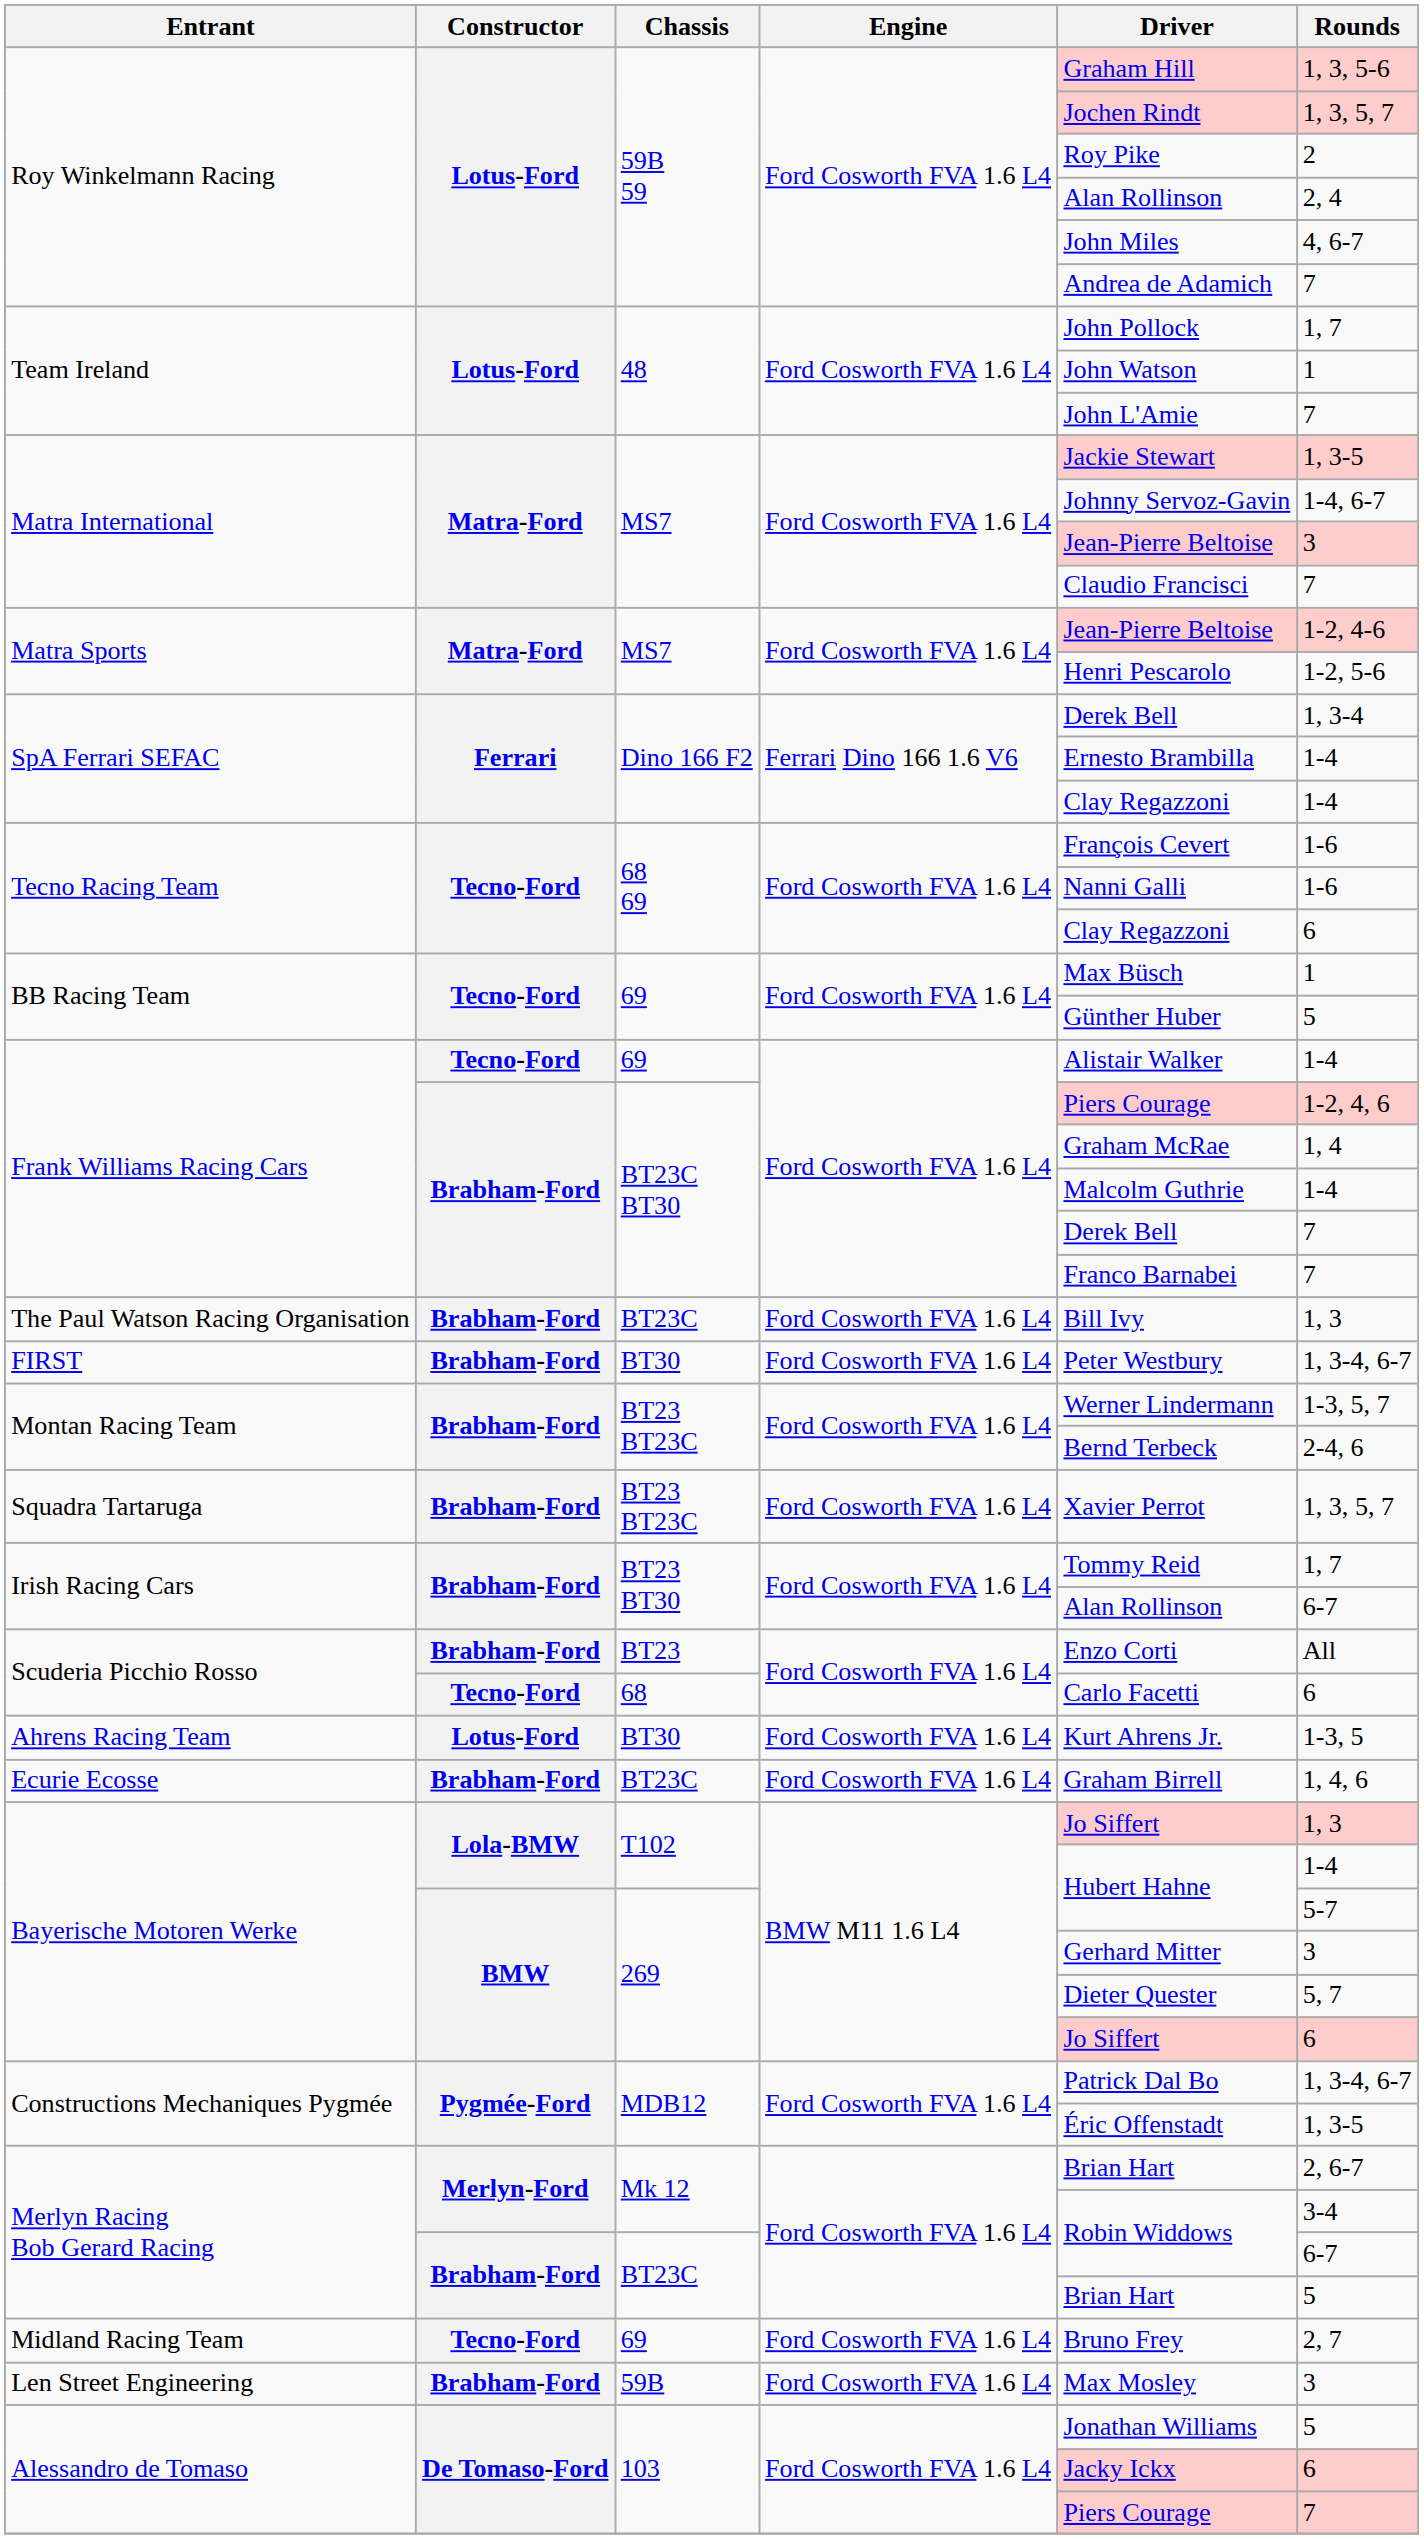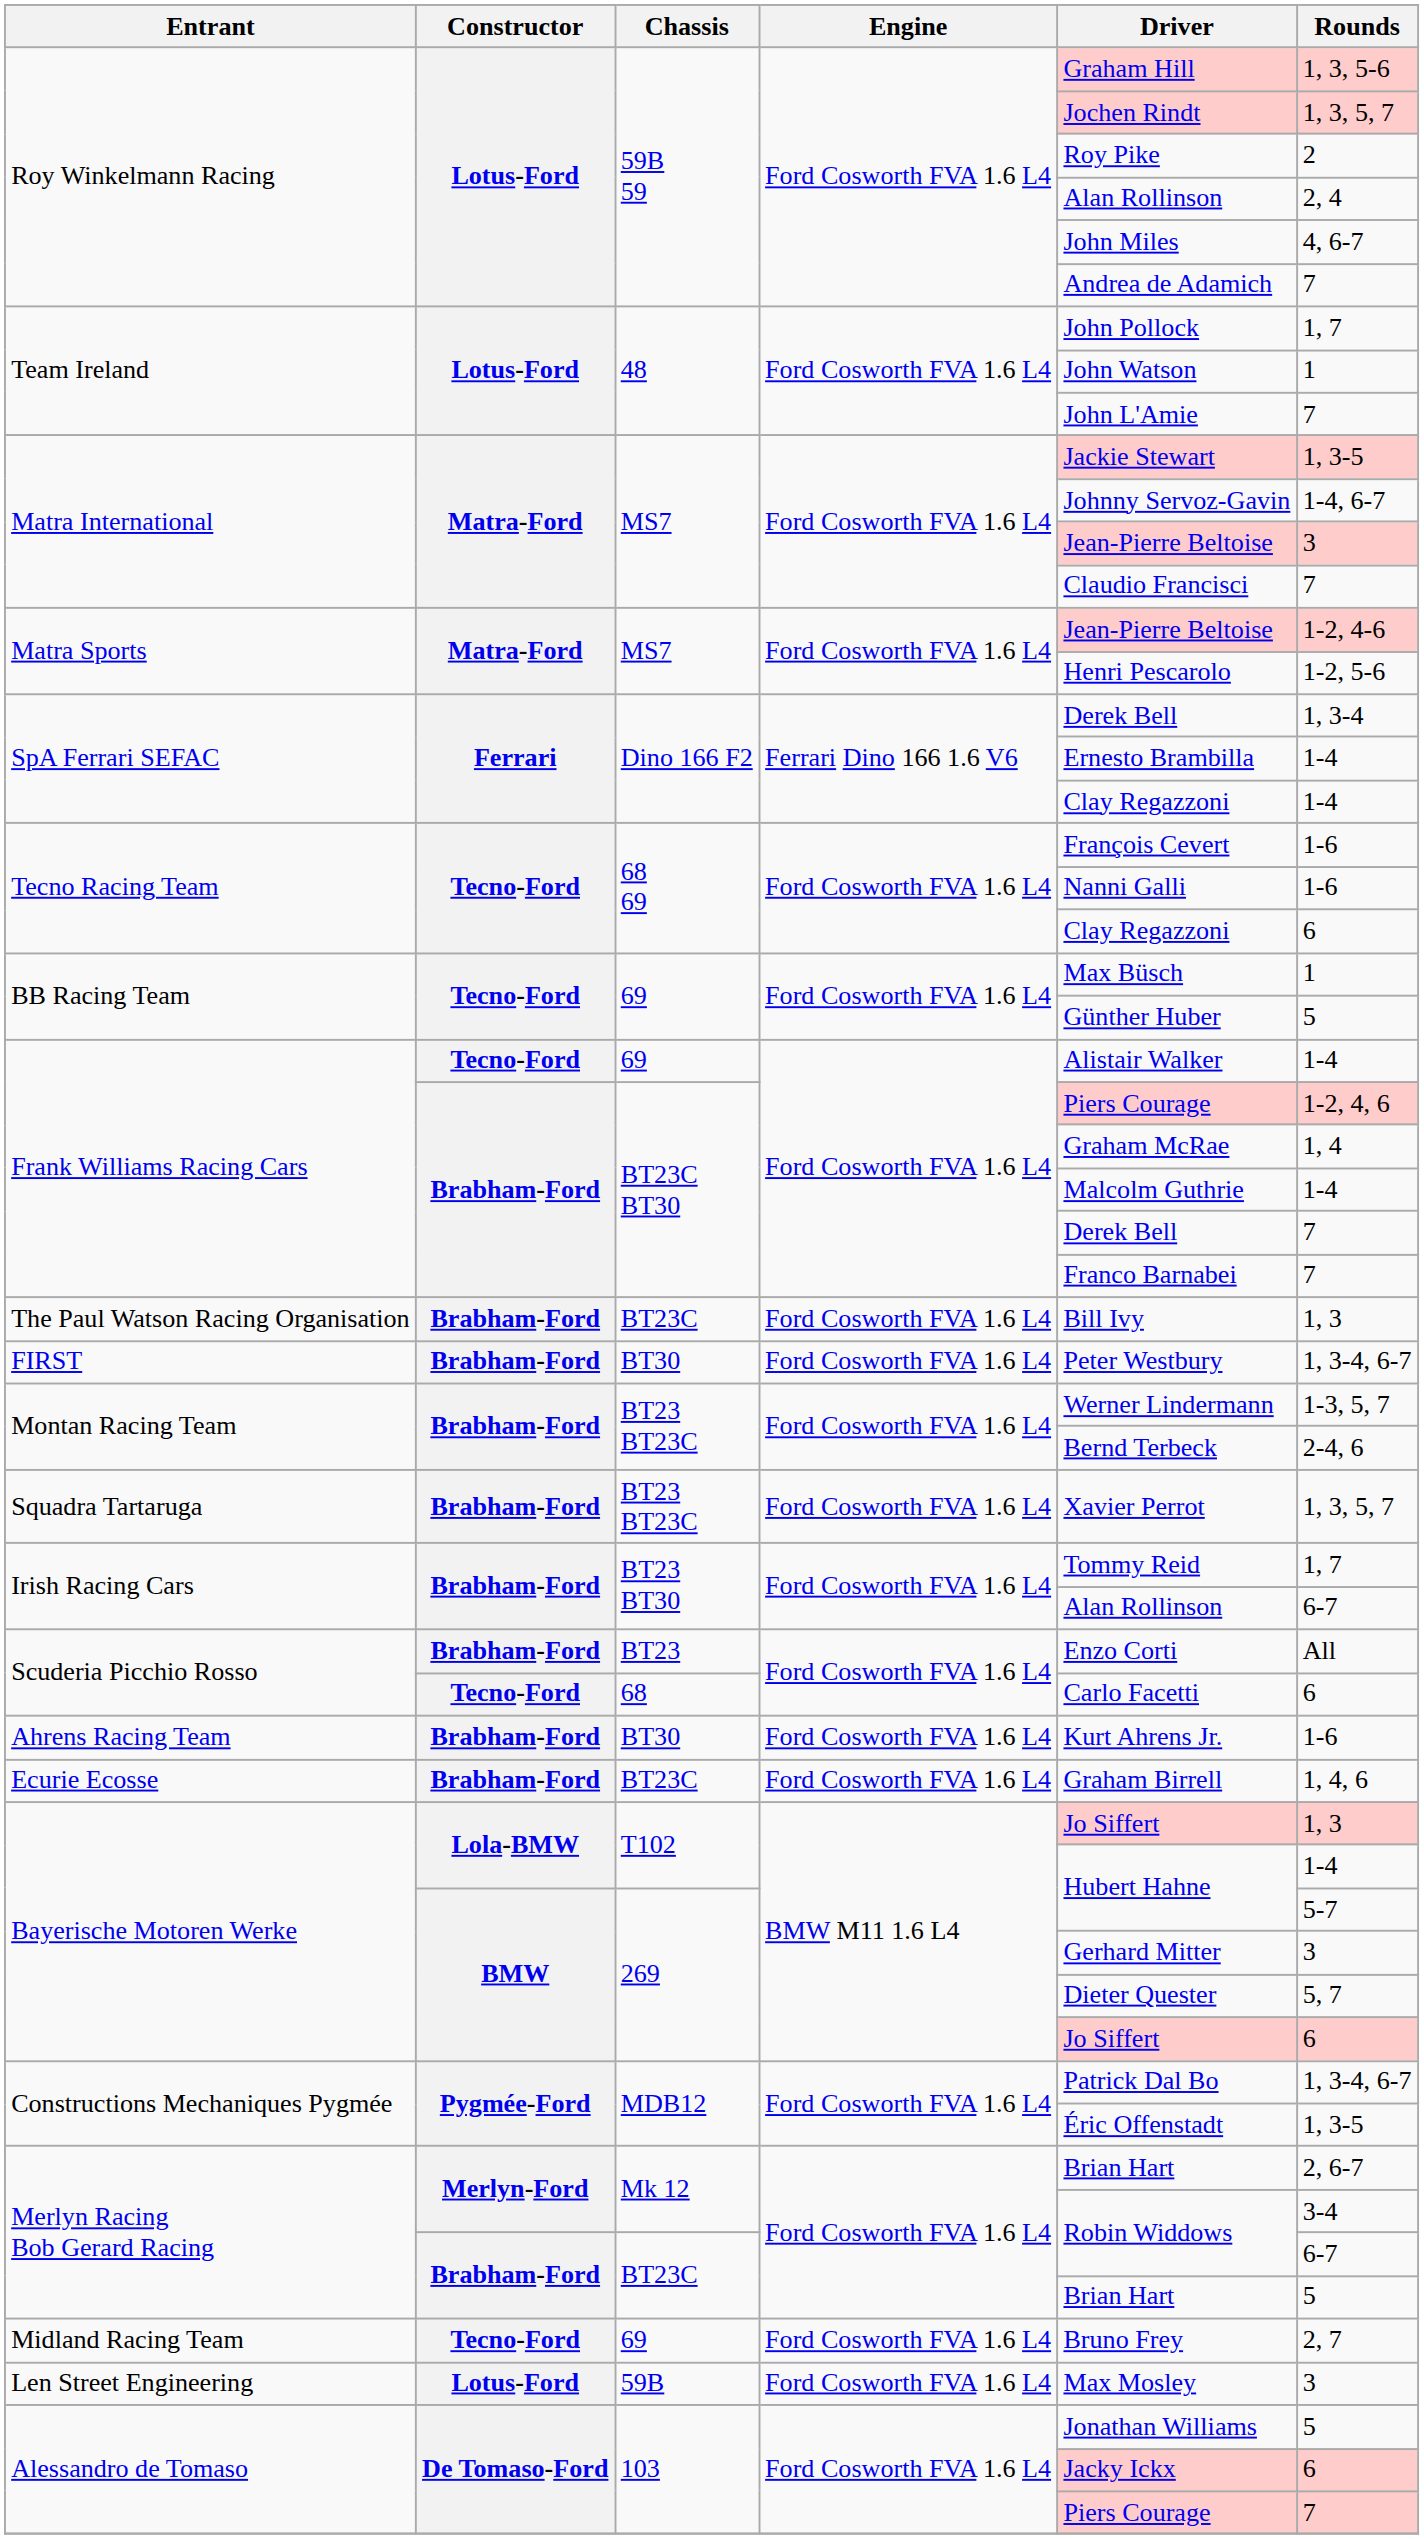(515, 1736) Lotus-Ford -> (515, 1736) Brabham-Ford
(1333, 1736) 1-3, 5 -> (1320, 1736) 1-6
(515, 2382) Brabham-Ford -> (515, 2382) Lotus-Ford
